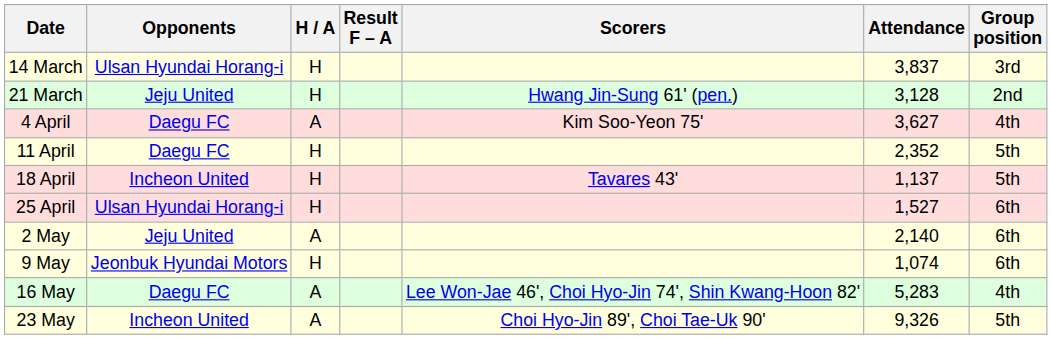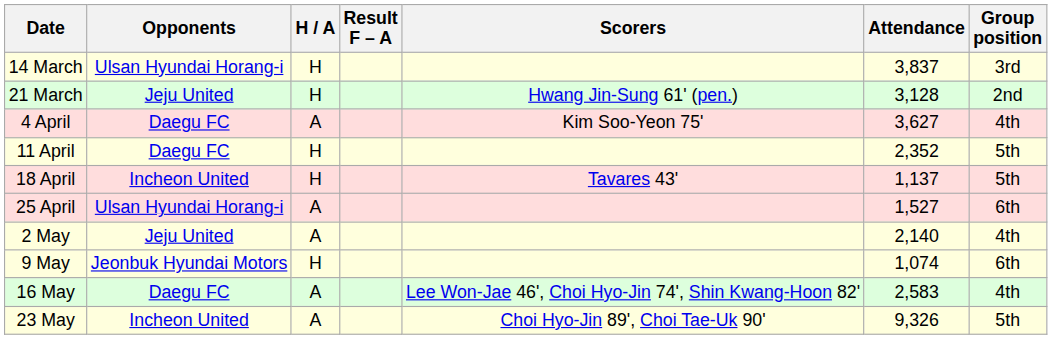(315, 207) H -> (315, 207) A
(1008, 235) 6th -> (1008, 235) 4th
(917, 292) 5,283 -> (917, 292) 2,583
